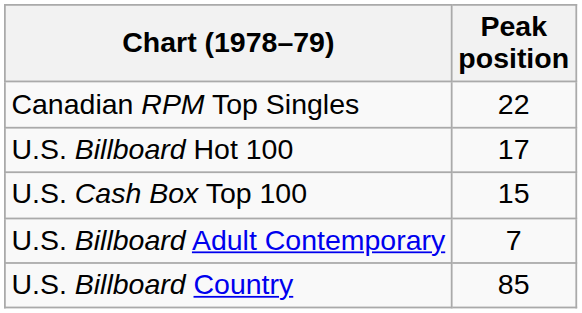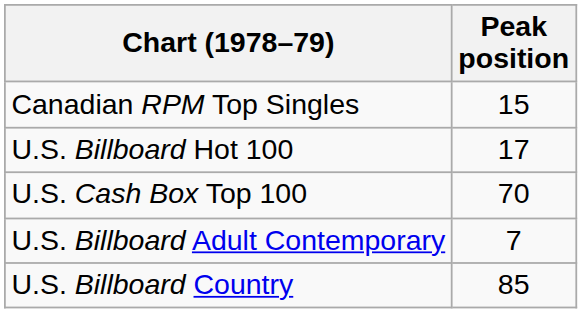(514, 104) 22 -> (514, 104) 15
(514, 194) 15 -> (514, 194) 70
